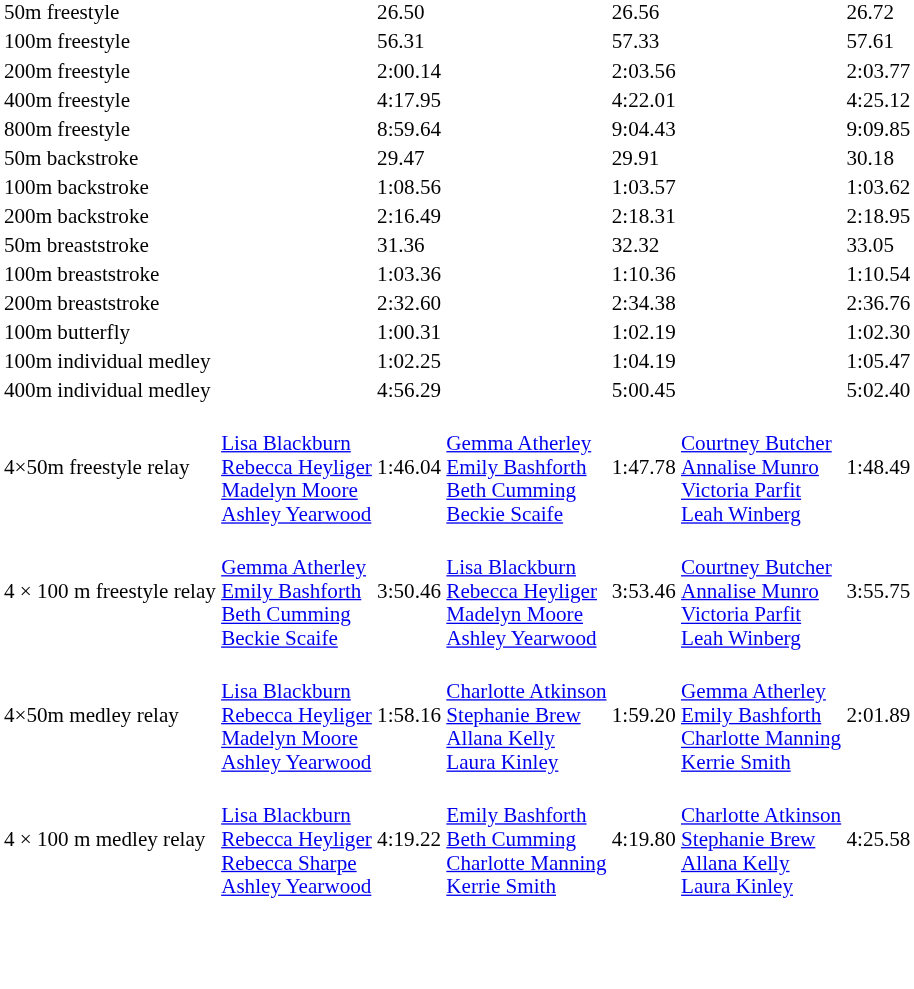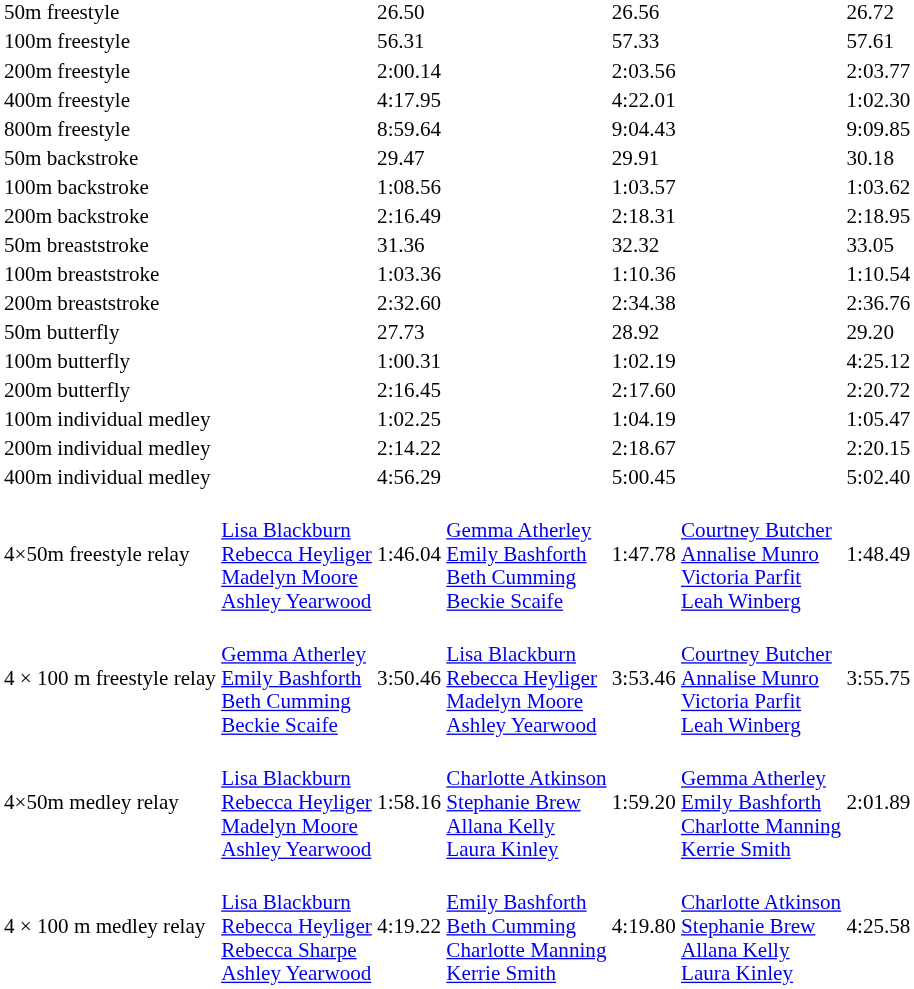(878, 99) 4:25.12 -> (878, 99) 1:02.30
+ row: (62, 332)
(878, 332) 1:02.30 -> (878, 361) 4:25.12
+ row: (67, 390)
+ row: (107, 448)
